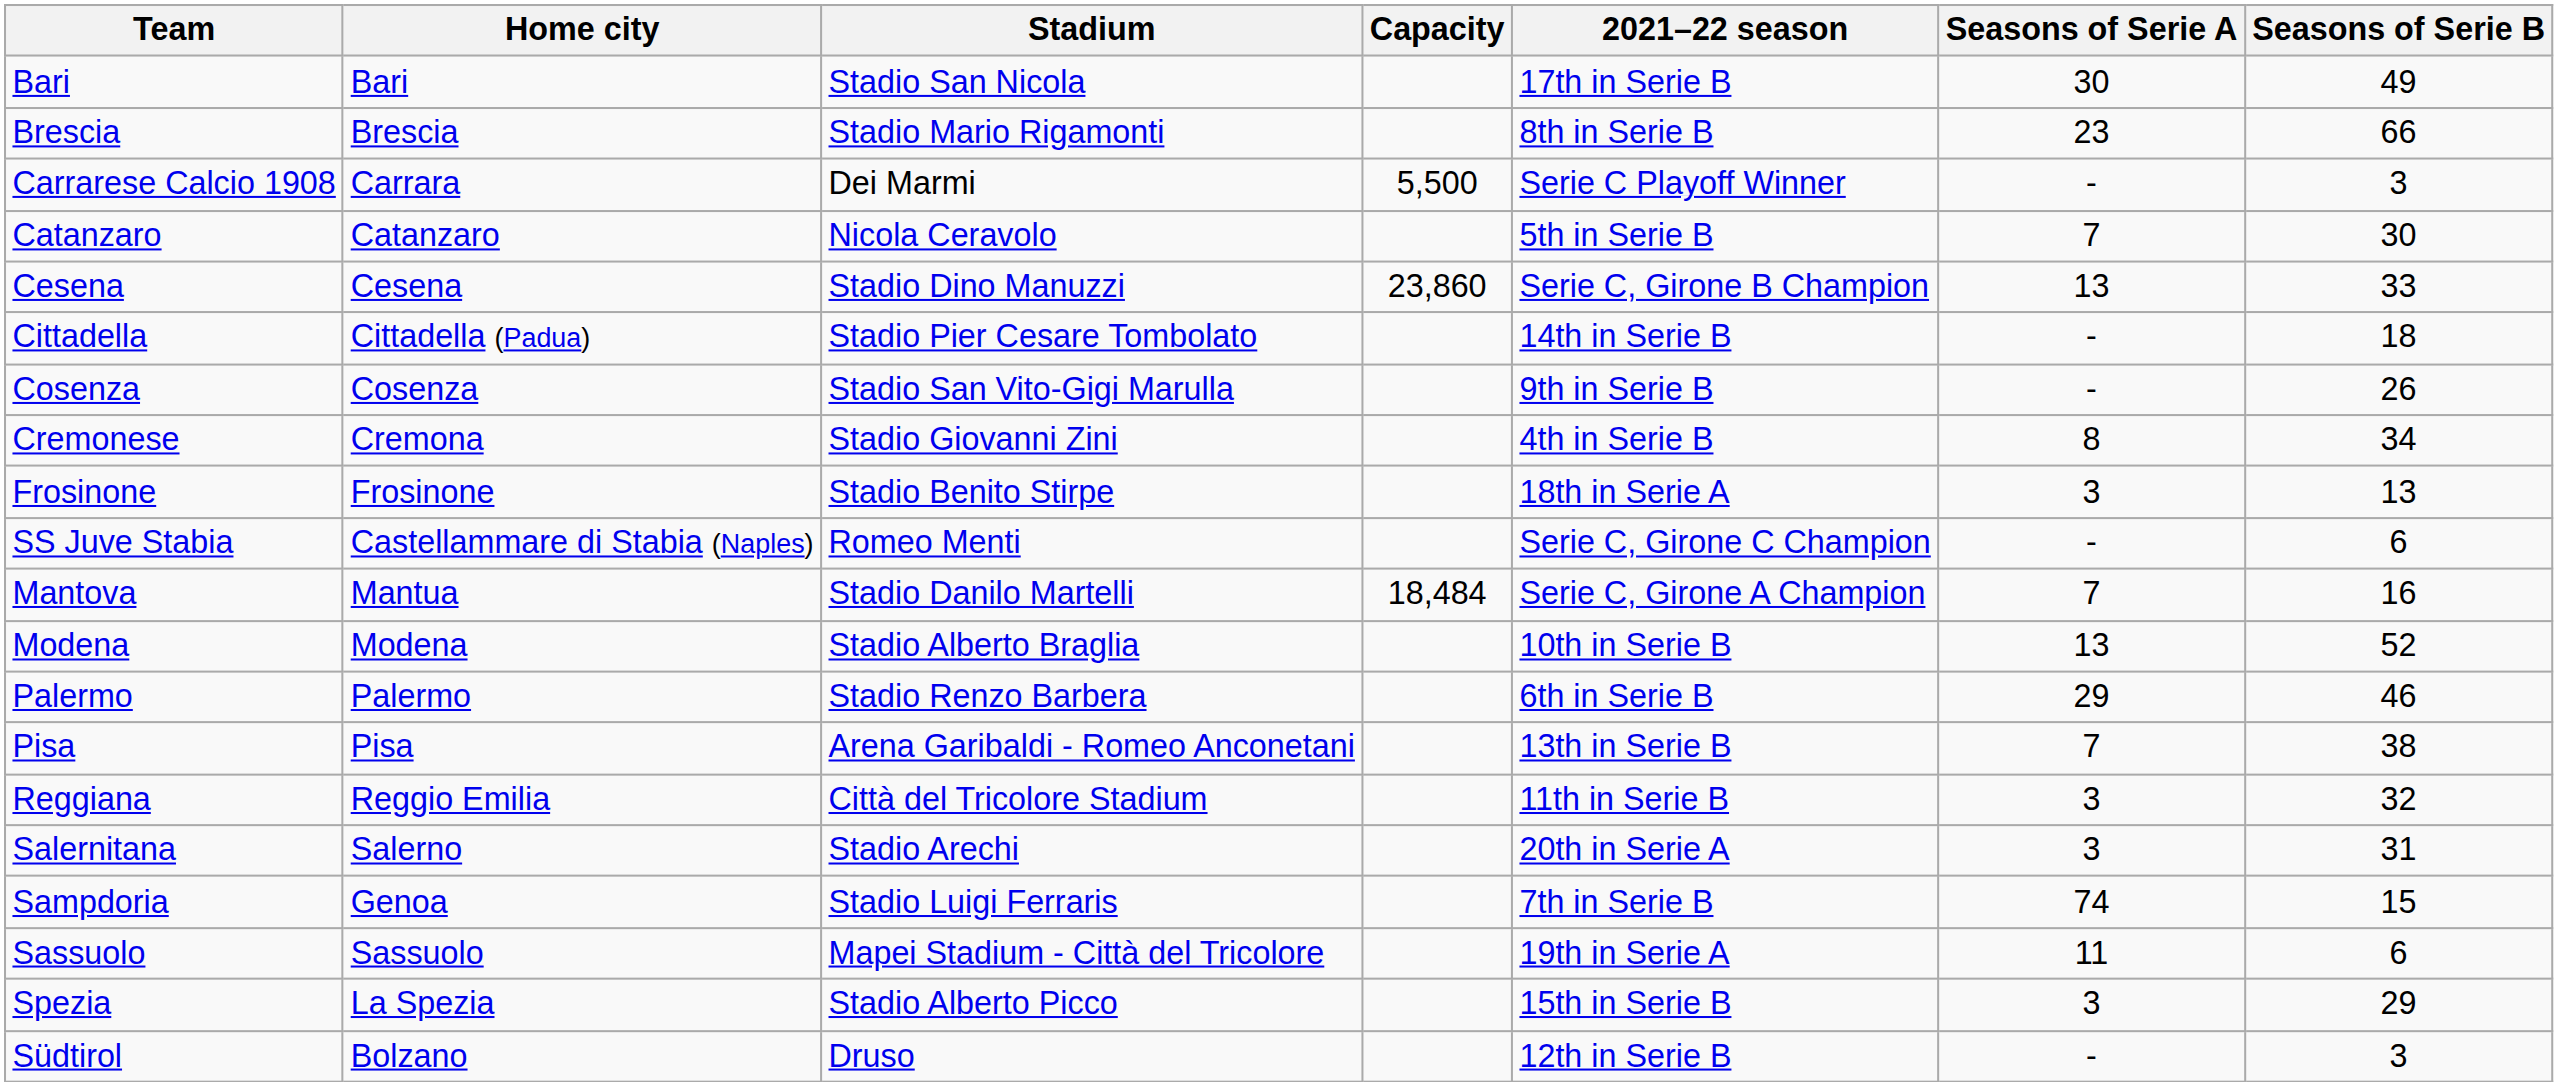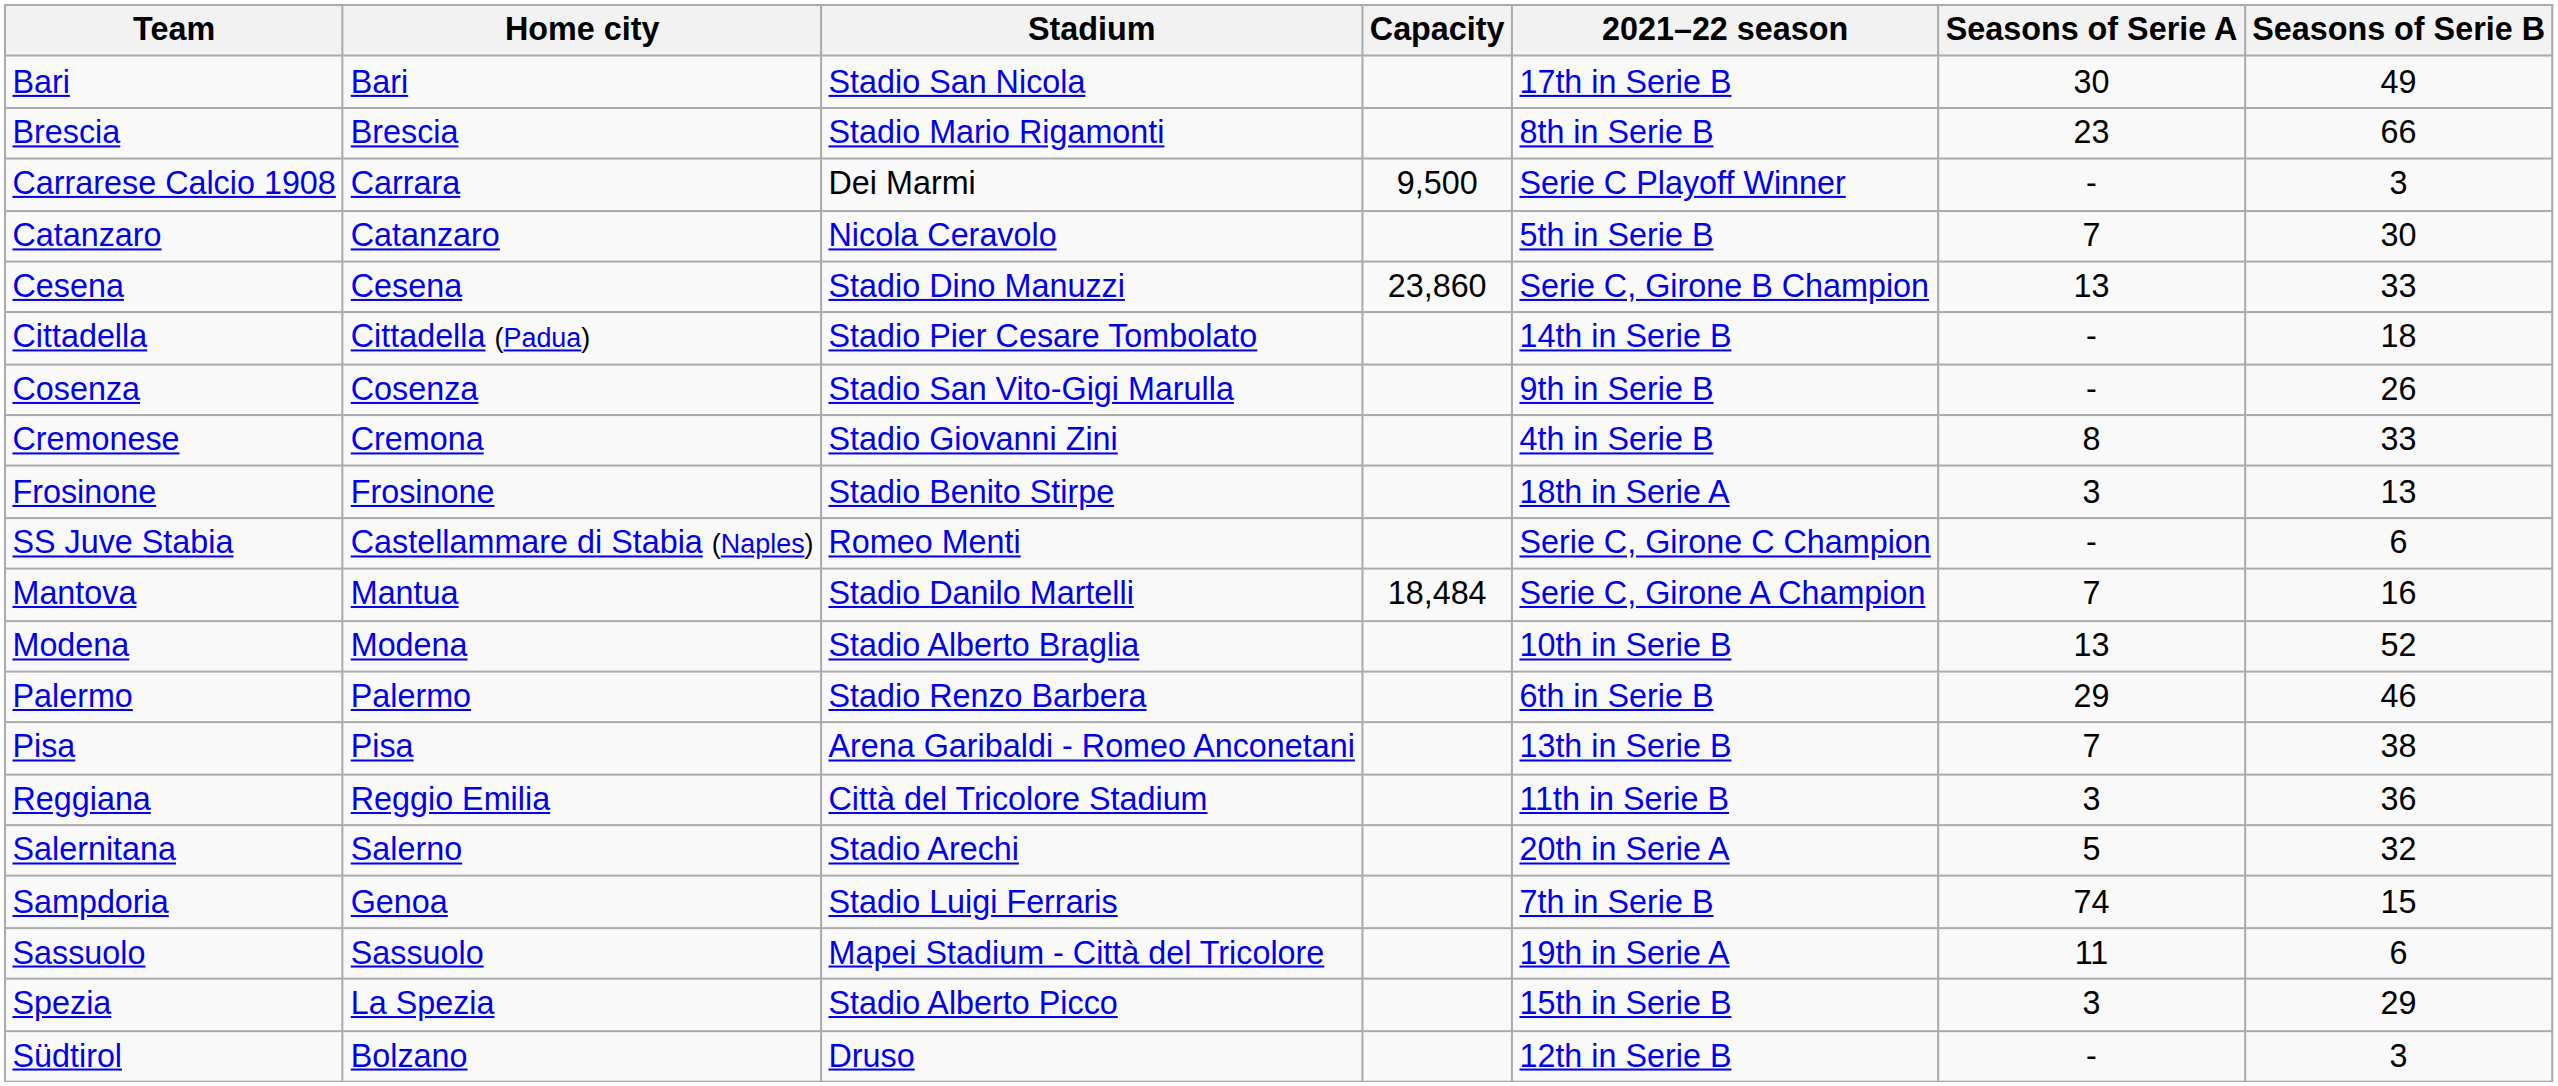(1437, 183) 5,500 -> (1437, 183) 9,500
(2399, 440) 34 -> (2399, 440) 33
(2399, 798) 32 -> (2399, 798) 36
(2091, 850) 3 -> (2091, 850) 5
(2399, 850) 31 -> (2399, 850) 32
